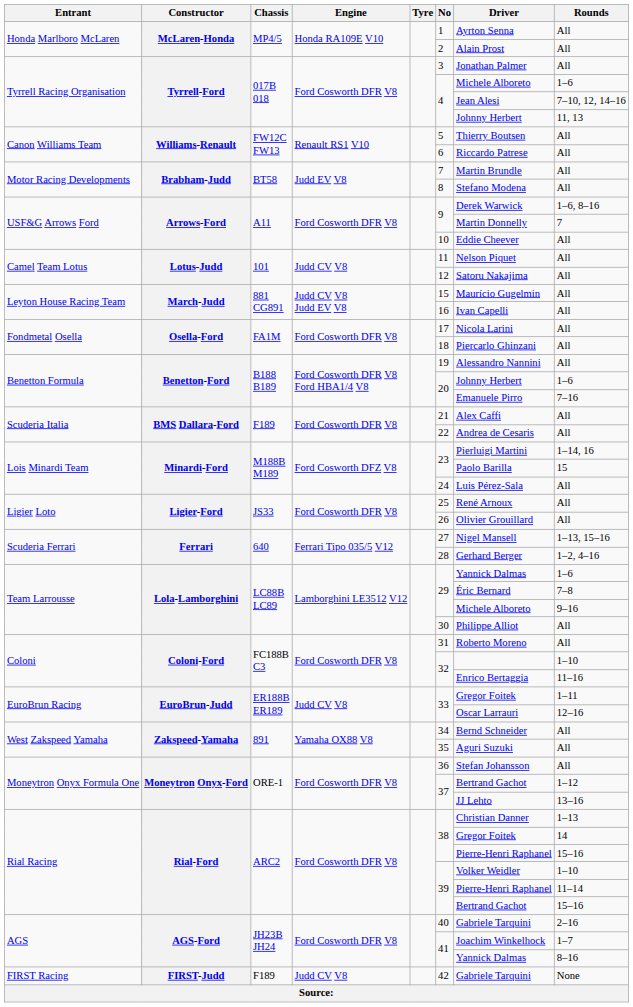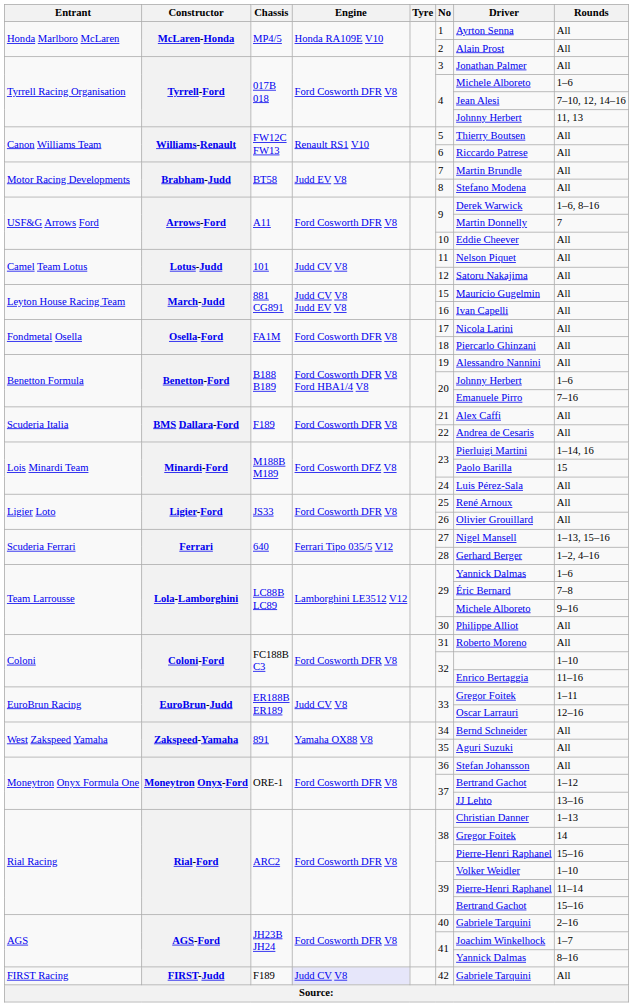(321, 975) no background -> (321, 975) lavender background
(568, 975) None -> (564, 975) All
